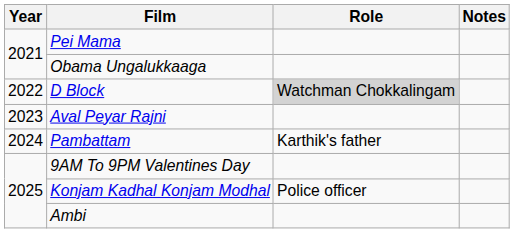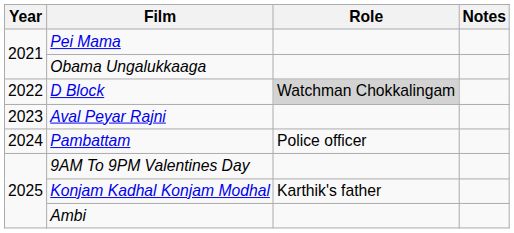(329, 141) Karthik's father -> (322, 141) Police officer
(322, 191) Police officer -> (329, 191) Karthik's father
